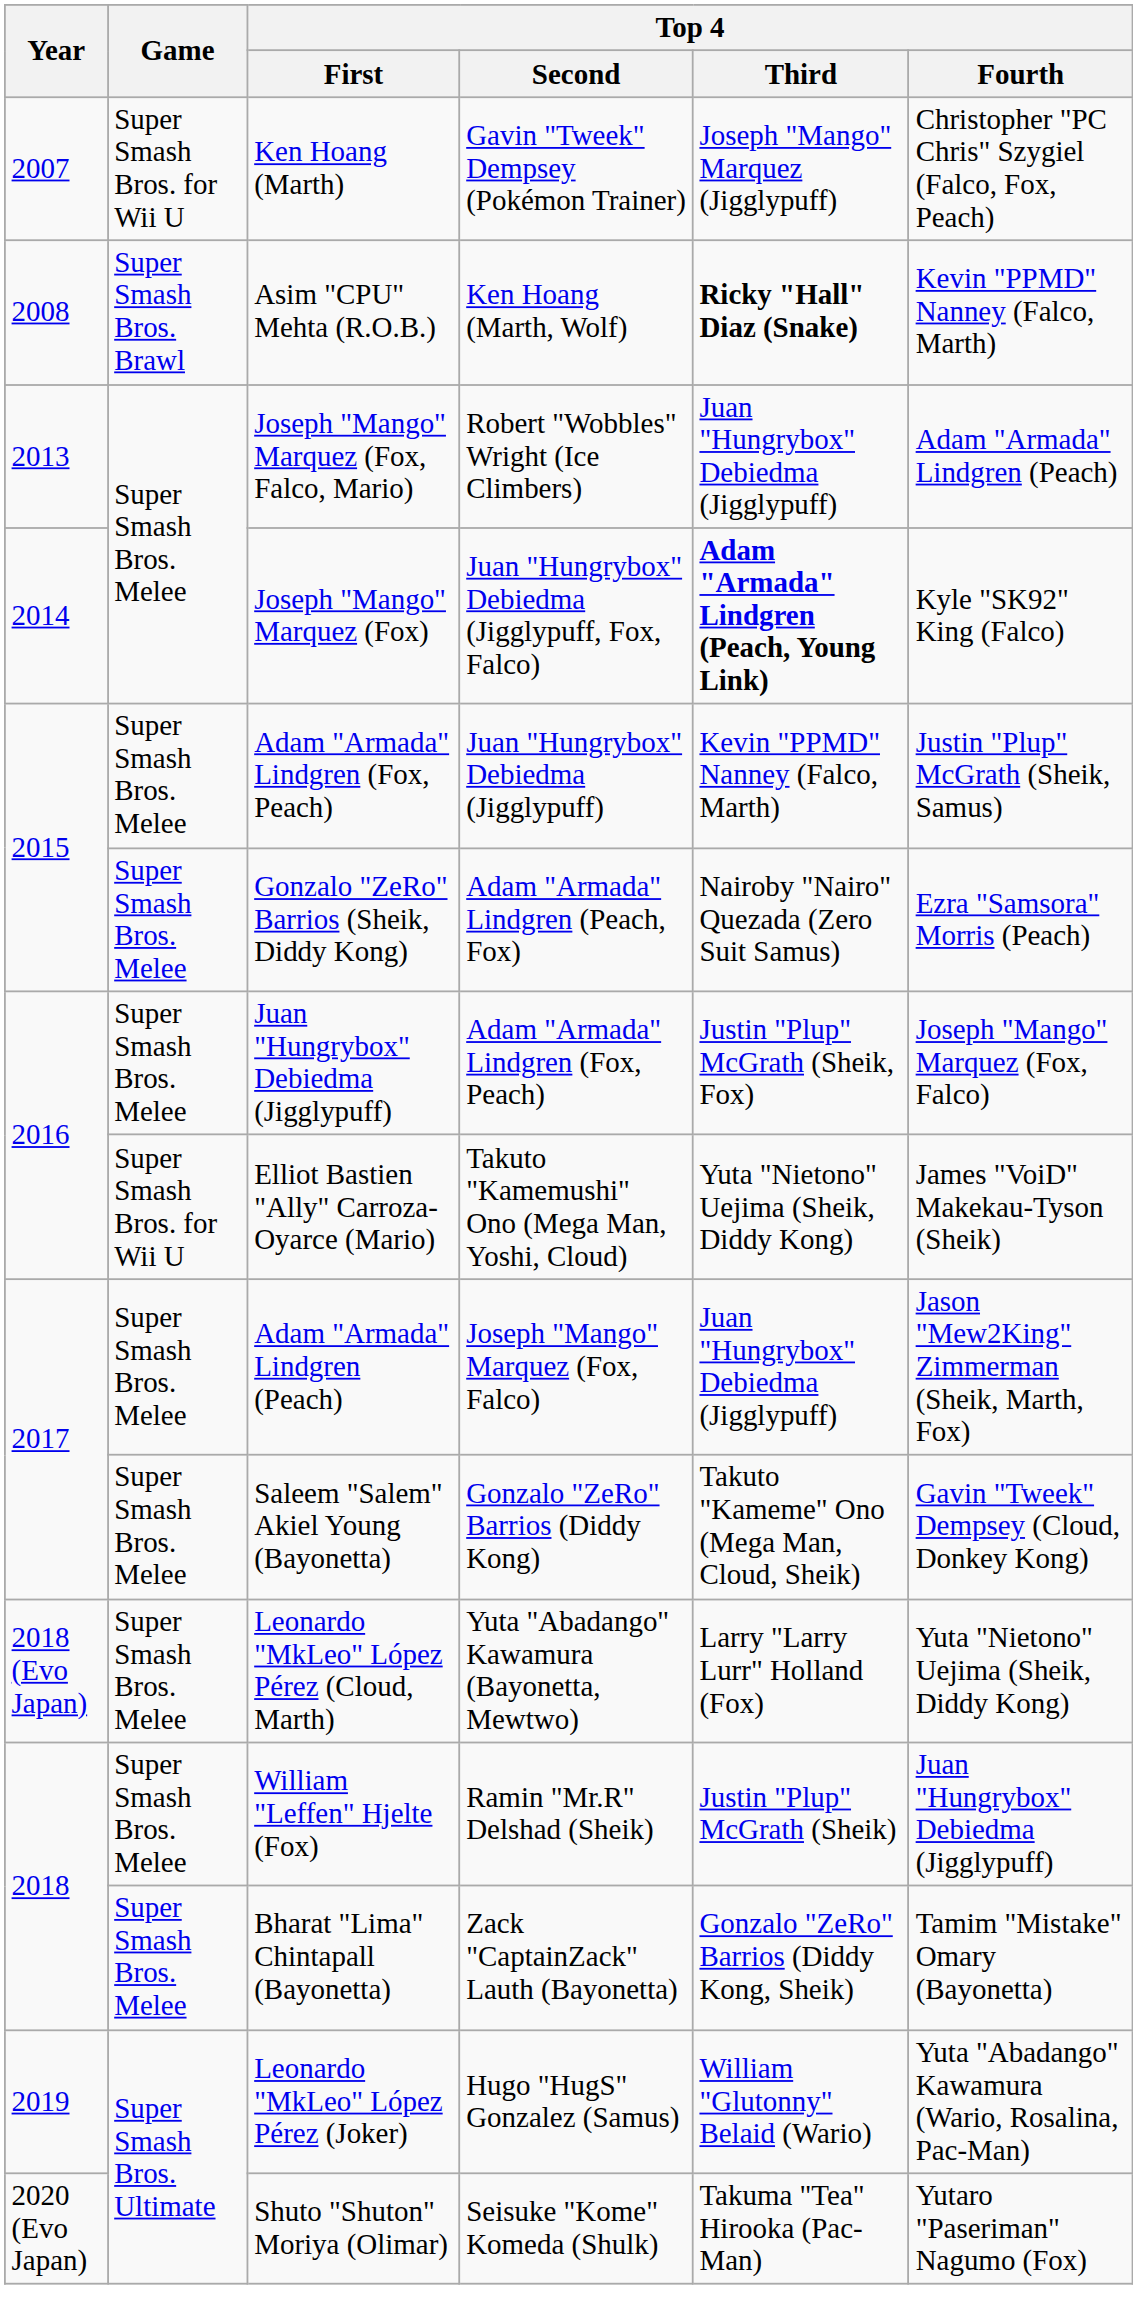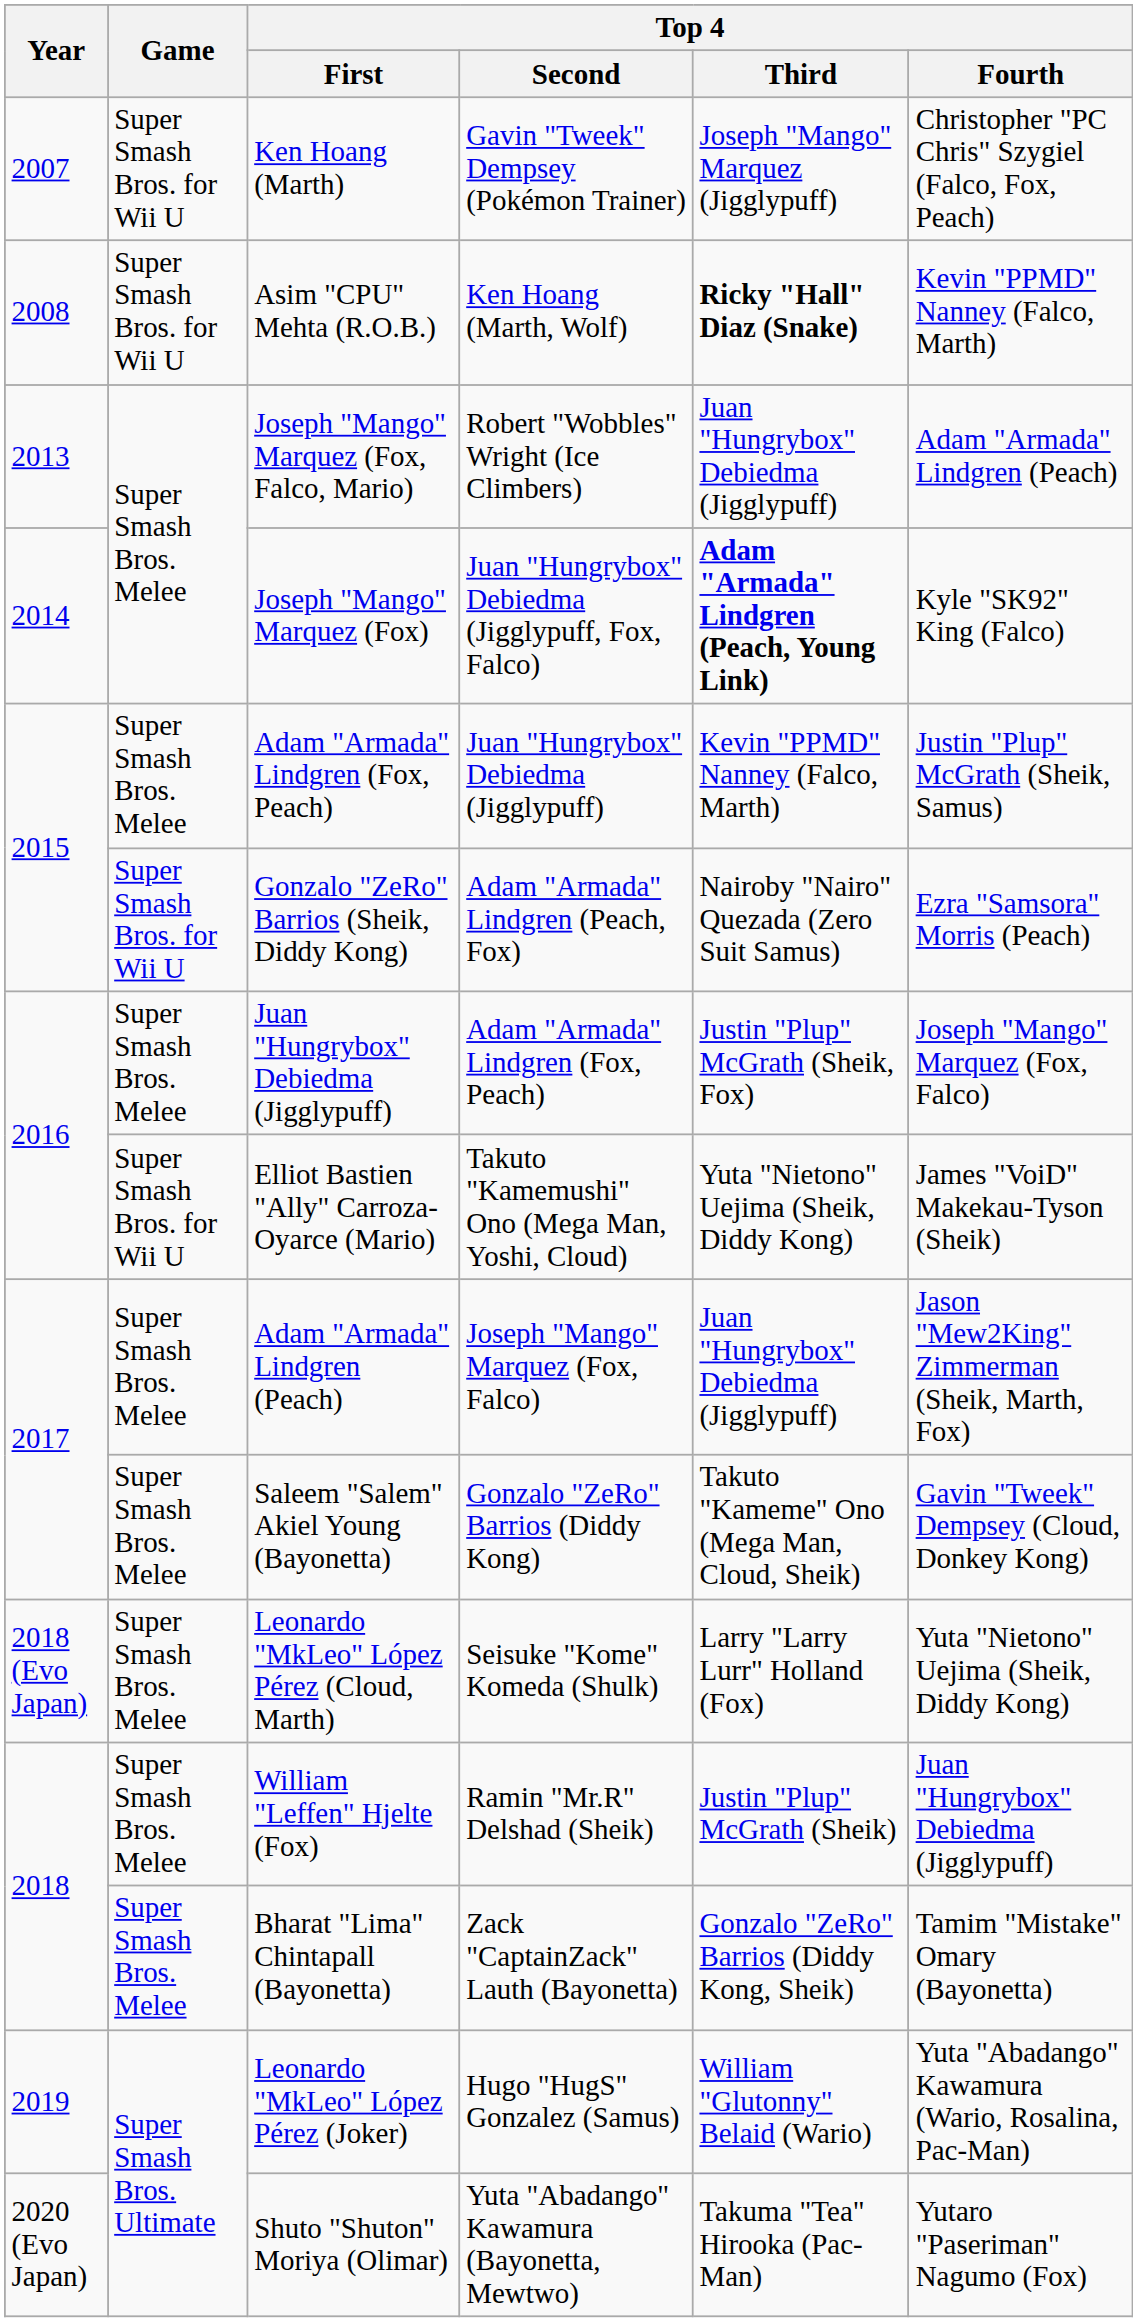(153, 311) Super Smash Bros. Brawl -> (166, 311) Super Smash Bros. for Wii U
(153, 919) Super Smash Bros. Melee -> (166, 919) Super Smash Bros. for Wii U
(568, 1670) Yuta "Abadango" Kawamura (Bayonetta, Mewtwo) -> (562, 1670) Seisuke "Kome" Komeda (Shulk)
(562, 2228) Seisuke "Kome" Komeda (Shulk) -> (568, 2244) Yuta "Abadango" Kawamura (Bayonetta, Mewtwo)
